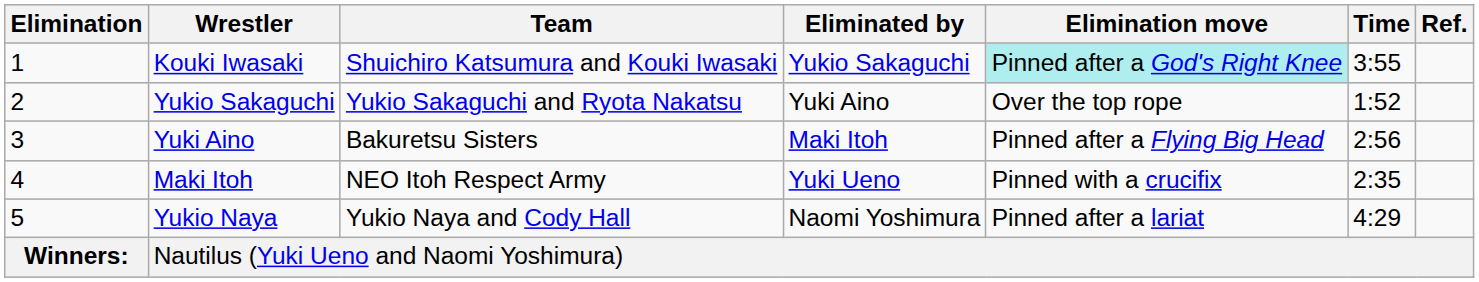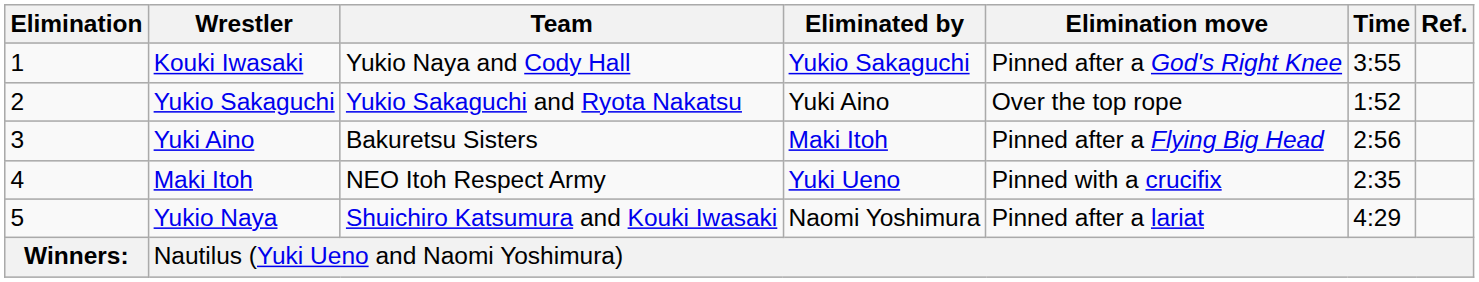(562, 62) Shuichiro Katsumura and Kouki Iwasaki -> (488, 62) Yukio Naya and Cody Hall
(1167, 62) paleturquoise background -> (1167, 62) no background
(488, 218) Yukio Naya and Cody Hall -> (562, 218) Shuichiro Katsumura and Kouki Iwasaki
